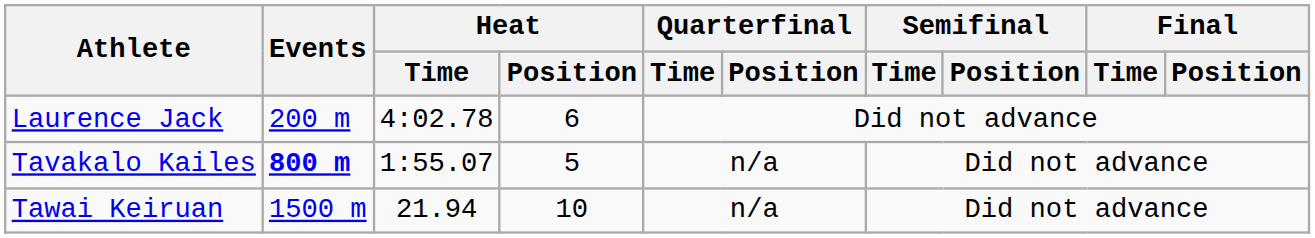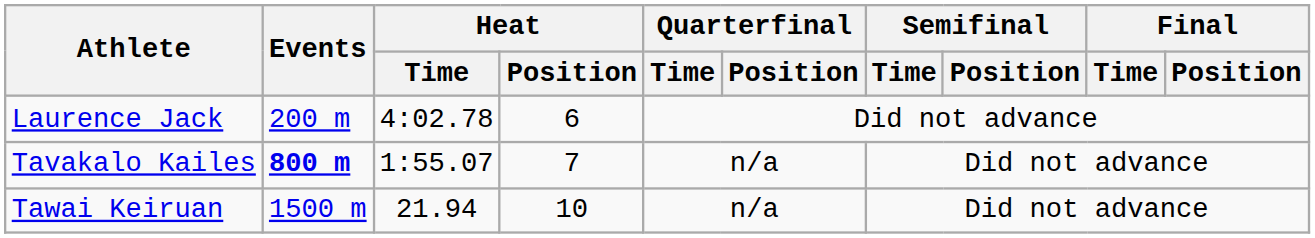(572, 164) 5 -> (572, 164) 7
